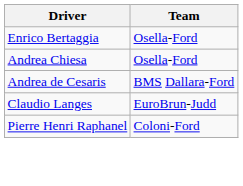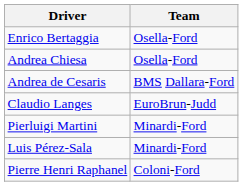+ row: (52, 126)
+ row: (50, 148)
